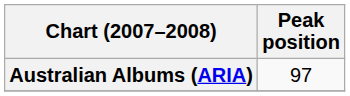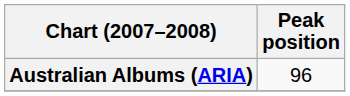(301, 74) 97 -> (301, 74) 96
